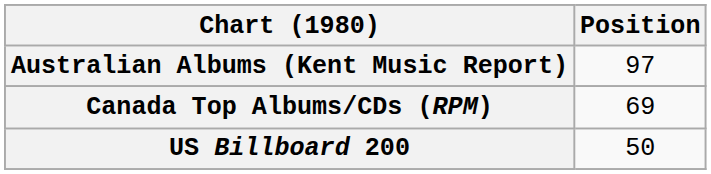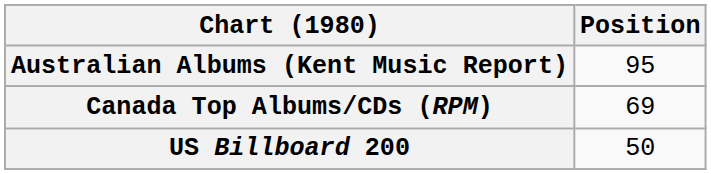(640, 66) 97 -> (640, 66) 95
